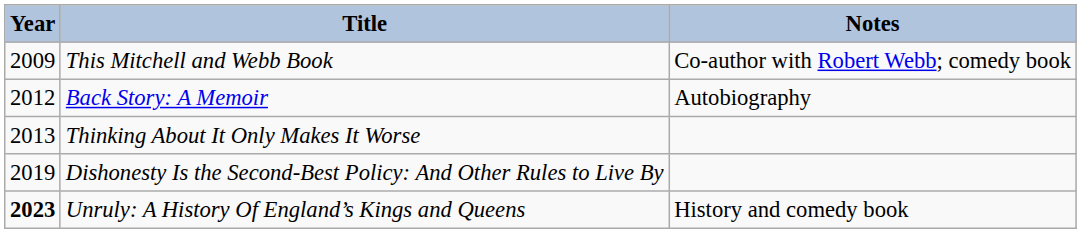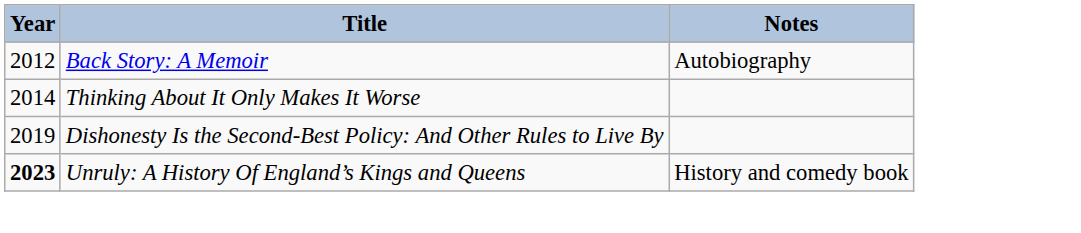- row: (199, 60)
(33, 135) 2013 -> (33, 98) 2014
